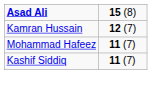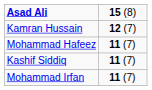+ row: (45, 77)
